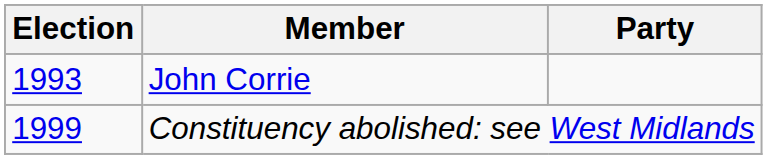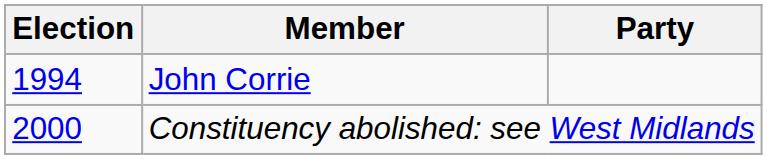(47, 79) 1993 -> (47, 79) 1994
(47, 128) 1999 -> (47, 128) 2000
